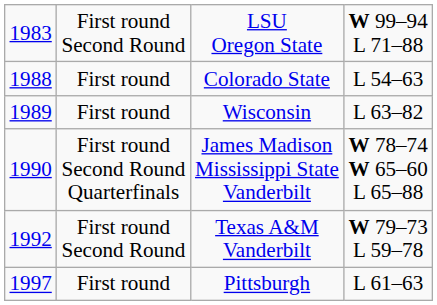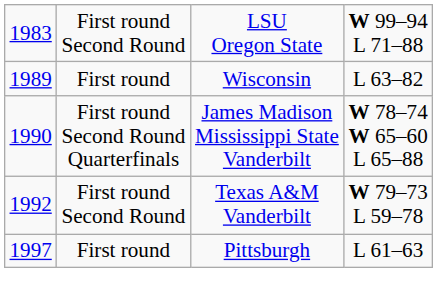- row: (267, 78)
